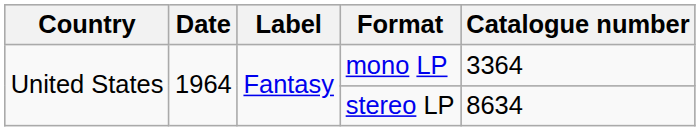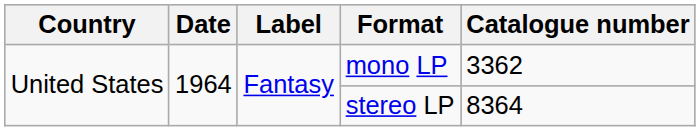(495, 65) 3364 -> (495, 65) 3362
(495, 105) 8634 -> (495, 105) 8364
